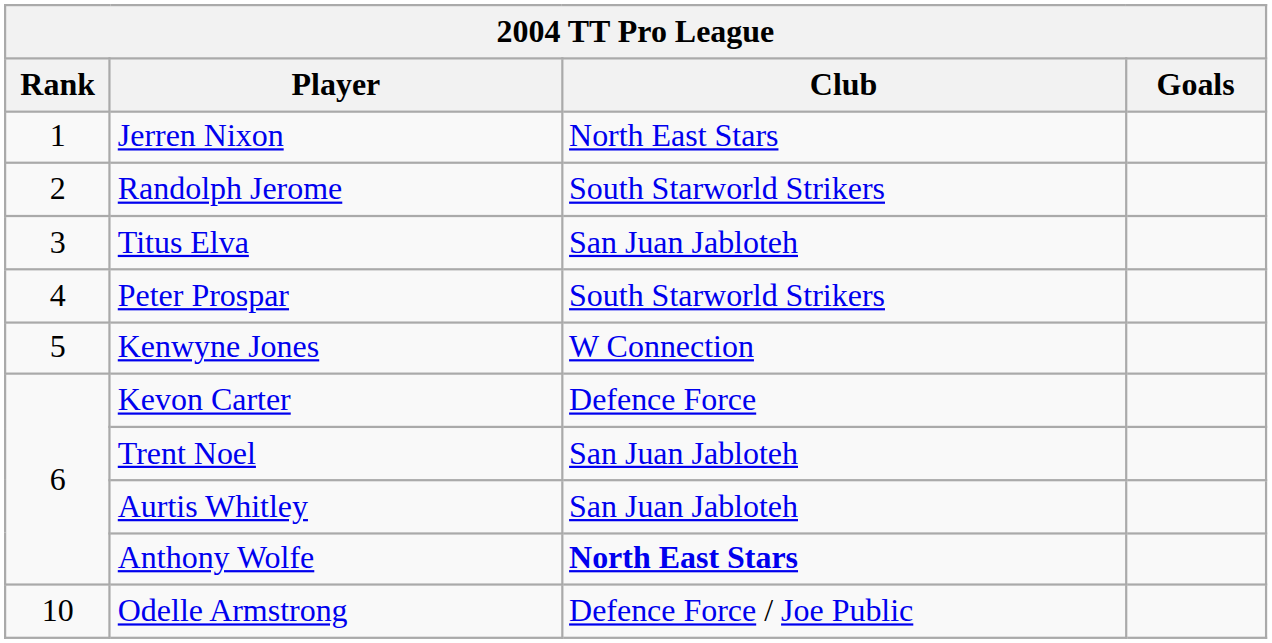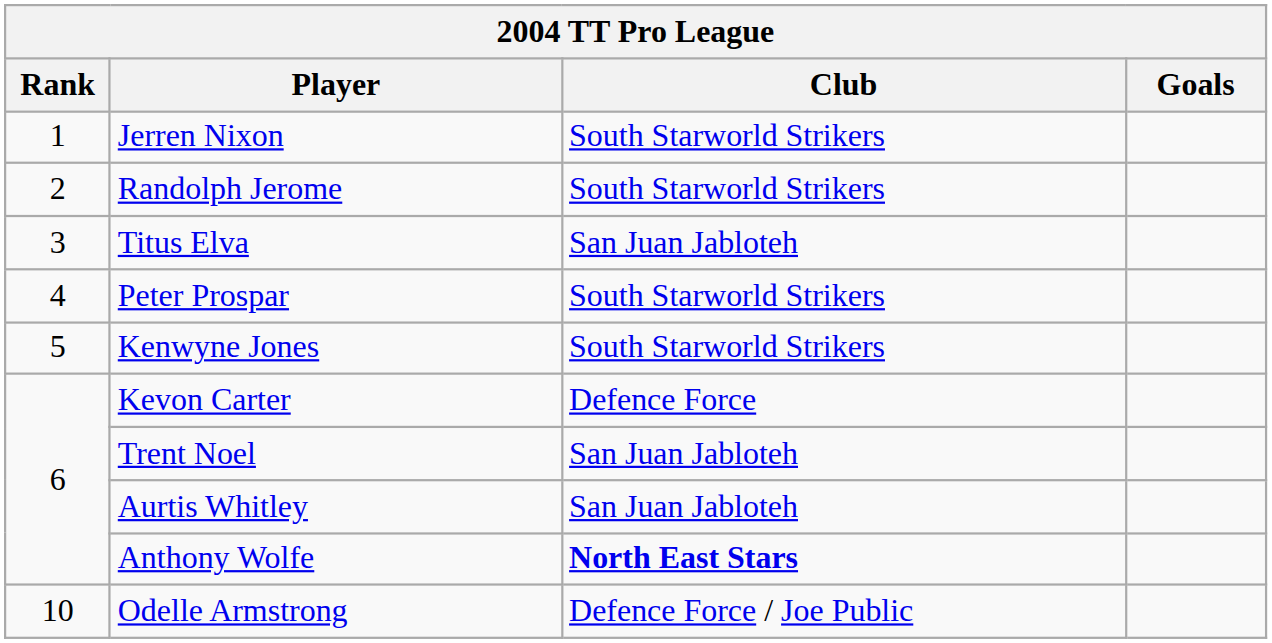(674, 136) North East Stars -> (727, 136) South Starworld Strikers
(662, 347) W Connection -> (727, 347) South Starworld Strikers
